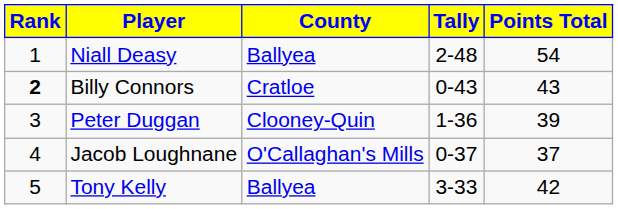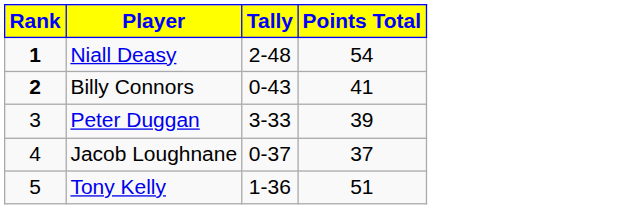- column: (335, 21)
(35, 54) normal -> (35, 54) bold
(548, 87) 43 -> (362, 87) 41
(456, 120) 1-36 -> (270, 120) 3-33
(456, 187) 3-33 -> (270, 187) 1-36
(548, 187) 42 -> (362, 187) 51
